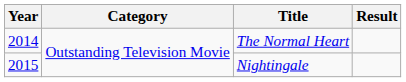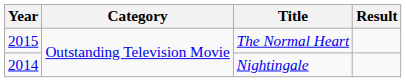(23, 40) 2014 -> (23, 40) 2015
(23, 64) 2015 -> (23, 64) 2014
